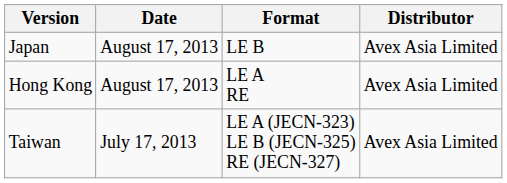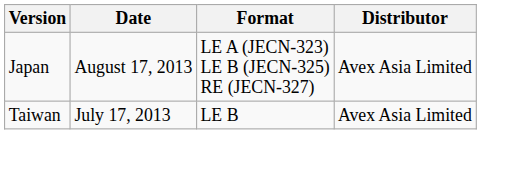(245, 46) LE B -> (265, 66) LE A (JECN-323) LE B (JECN-325) RE (JECN-327)
- row: (50, 84)
(291, 143) LE A (JECN-323) LE B (JECN-325) RE (JECN-327) -> (219, 114) LE B
